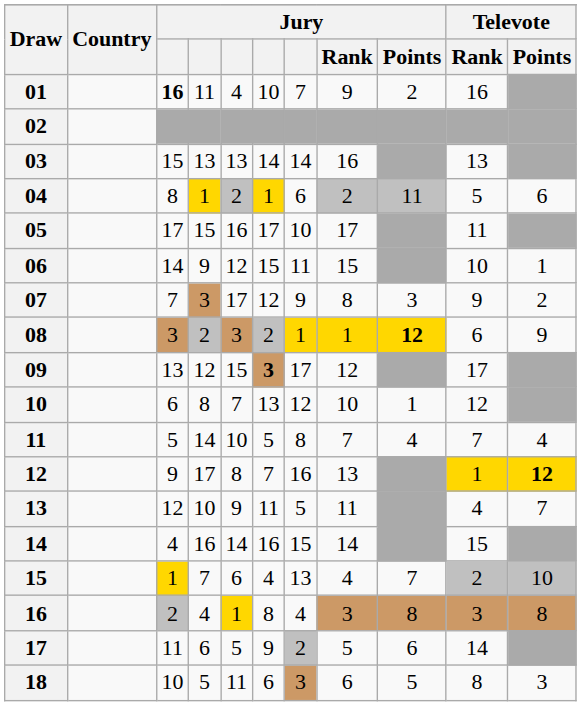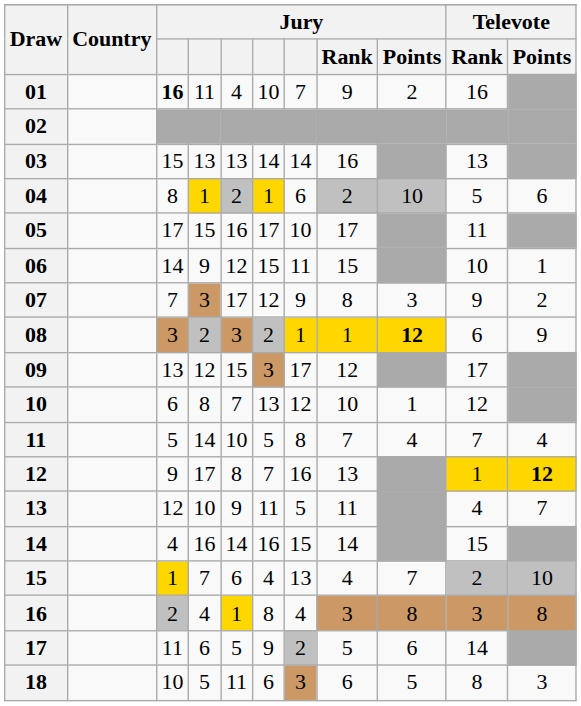(412, 195) 11 -> (412, 195) 10
(268, 369) bold -> (268, 369) normal
